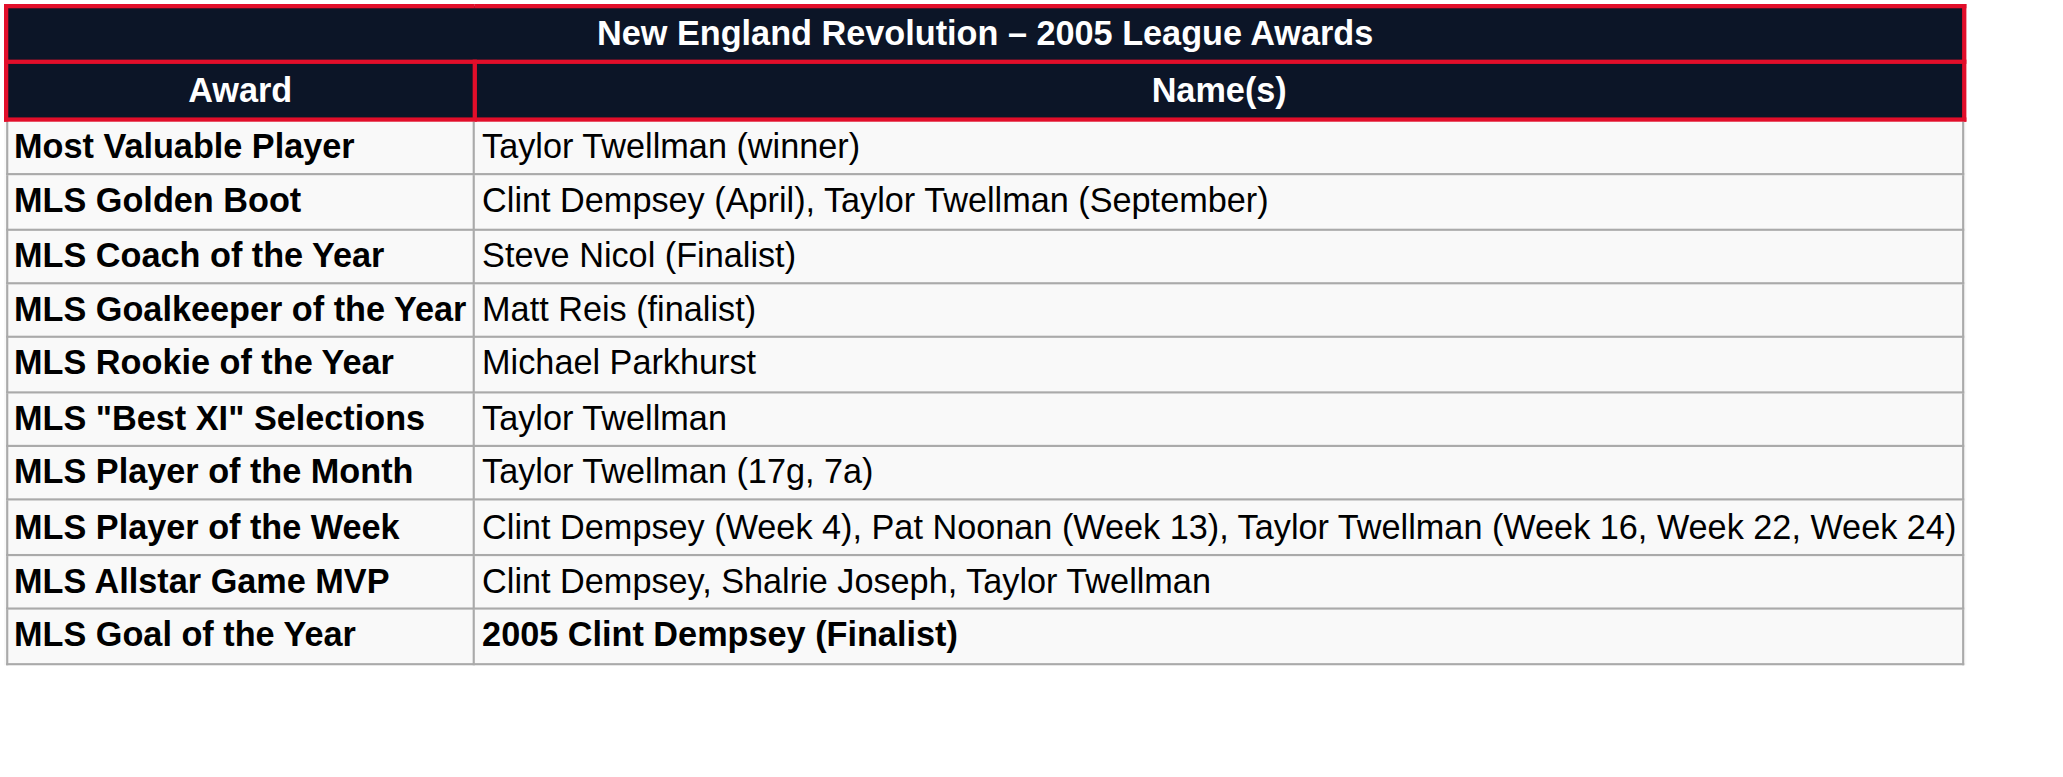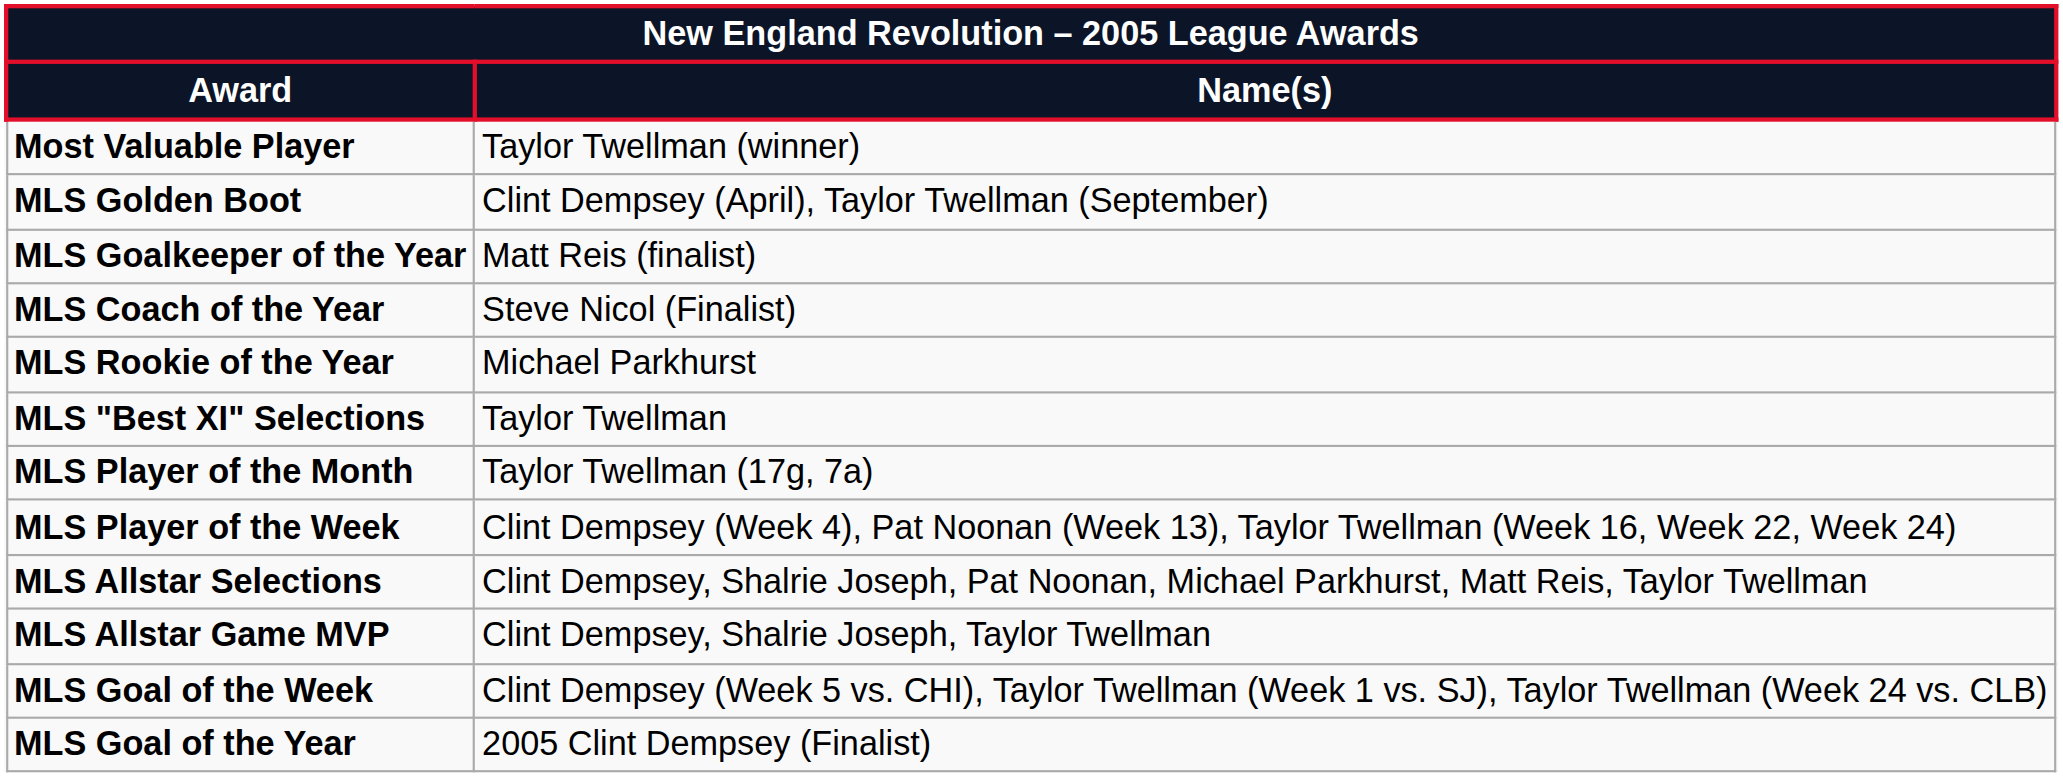rows swapped: (240, 309) <-> (199, 255)
+ row: (198, 581)
+ row: (194, 689)
(720, 635) bold -> (707, 744) normal
